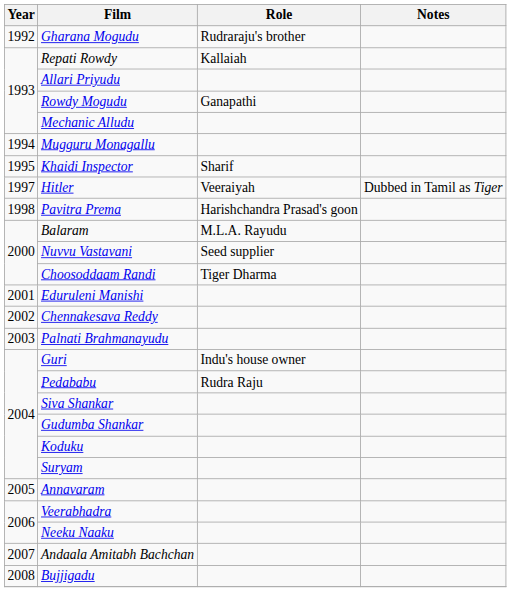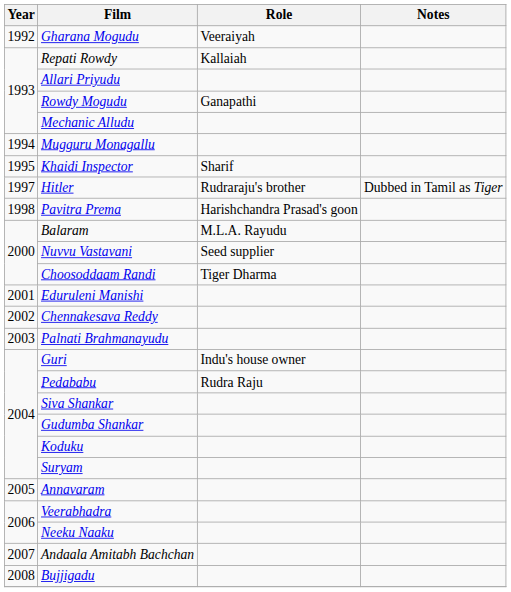(253, 36) Rudraraju's brother -> (228, 36) Veeraiyah
(228, 187) Veeraiyah -> (253, 187) Rudraraju's brother
